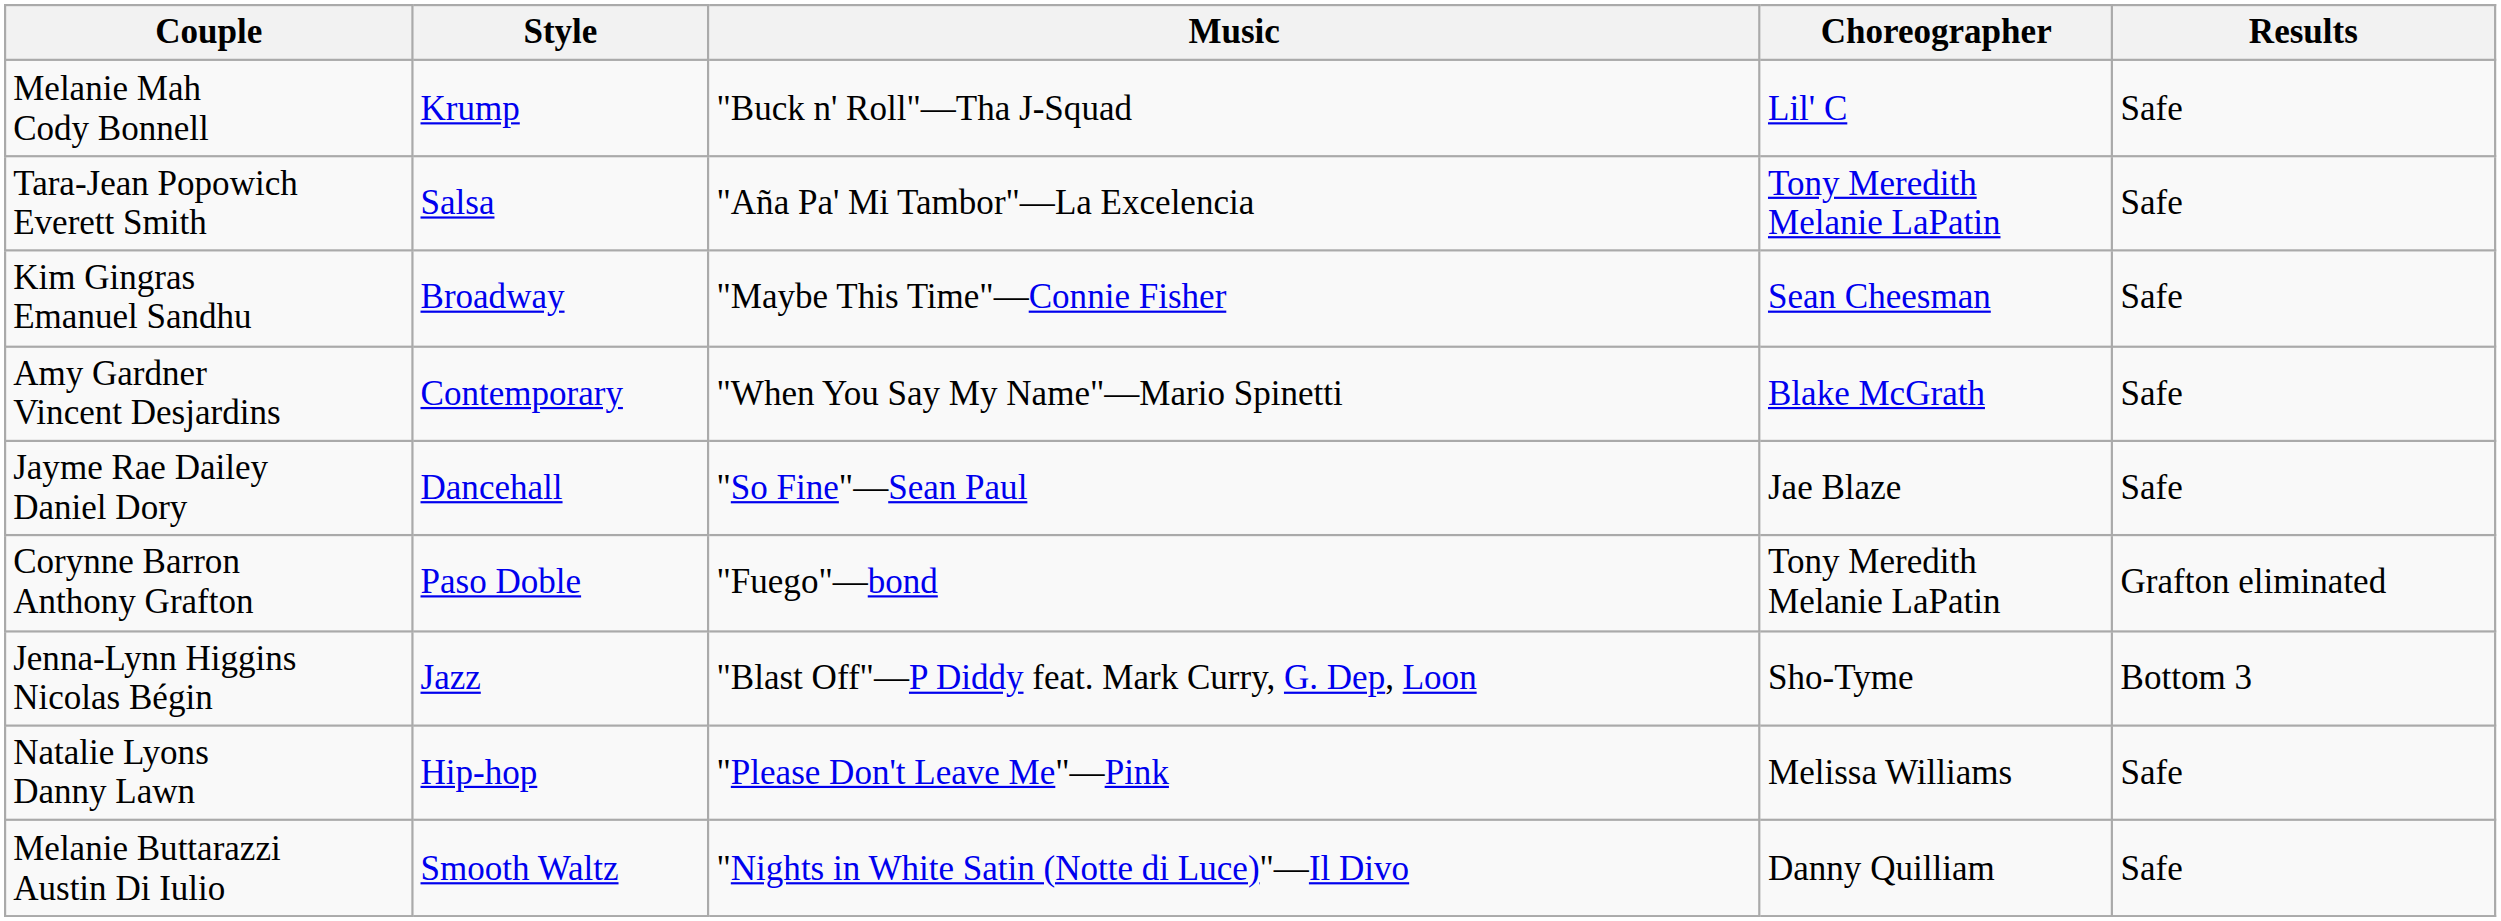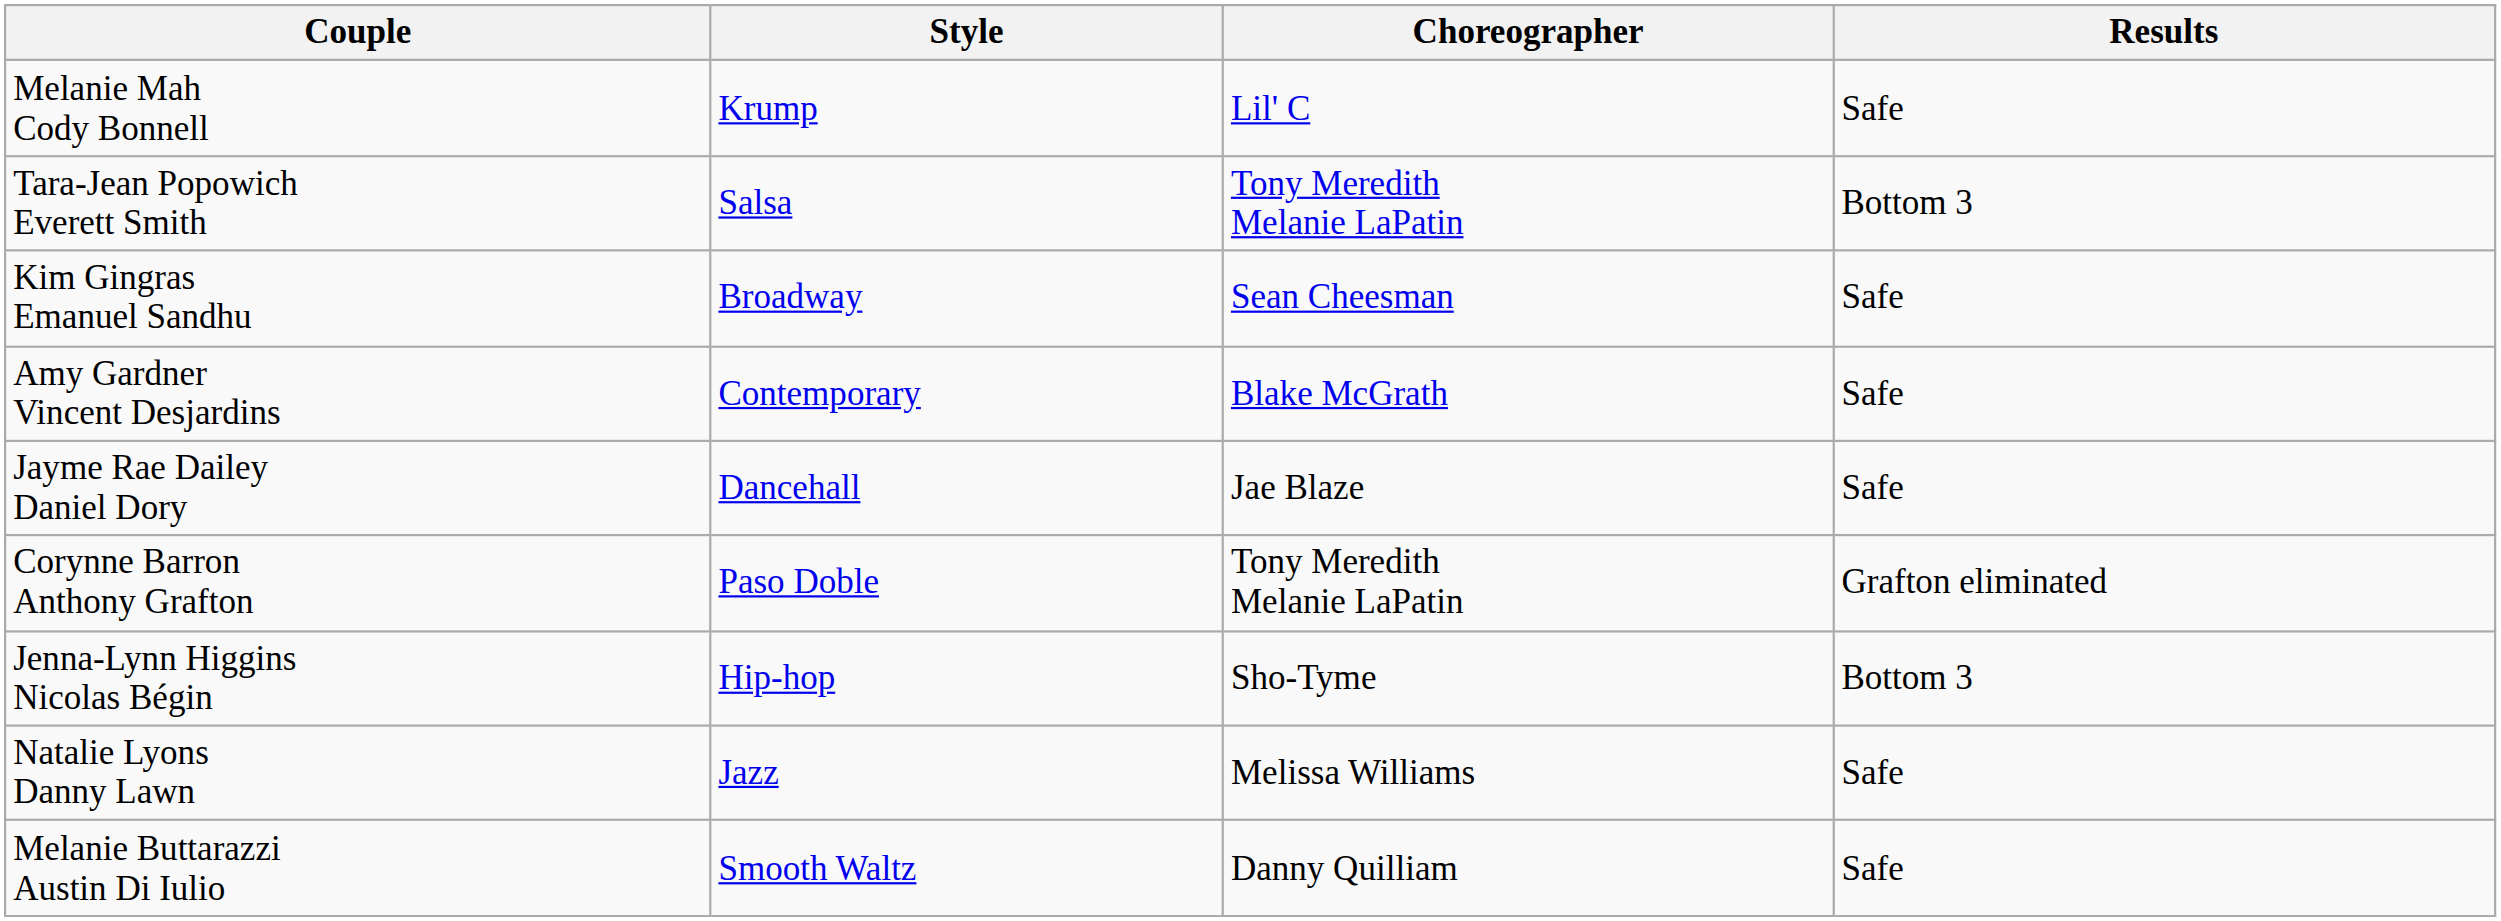- column: (1234, 32)
(2152, 202) Safe -> (1907, 202) Bottom 3
(451, 677) Jazz -> (777, 677) Hip-hop
(479, 772) Hip-hop -> (749, 772) Jazz
